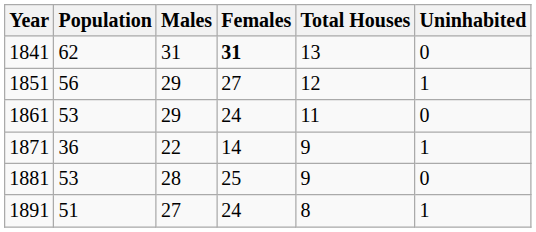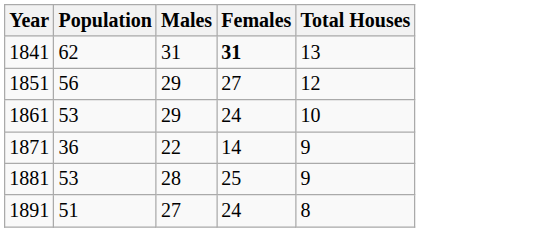- column: (473, 20)
(310, 115) 11 -> (311, 115) 10
